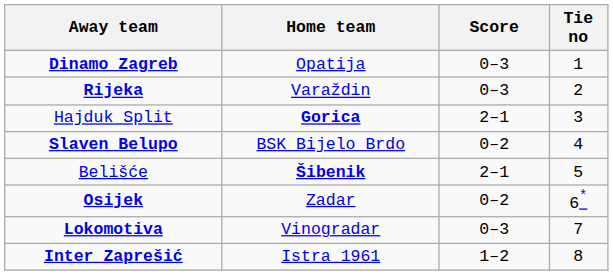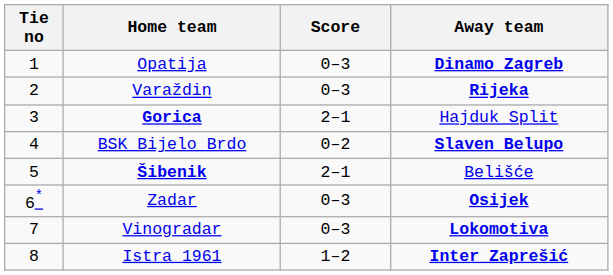columns swapped: (578, 28) <-> (113, 28)
(494, 201) 0–2 -> (335, 201) 0–3
